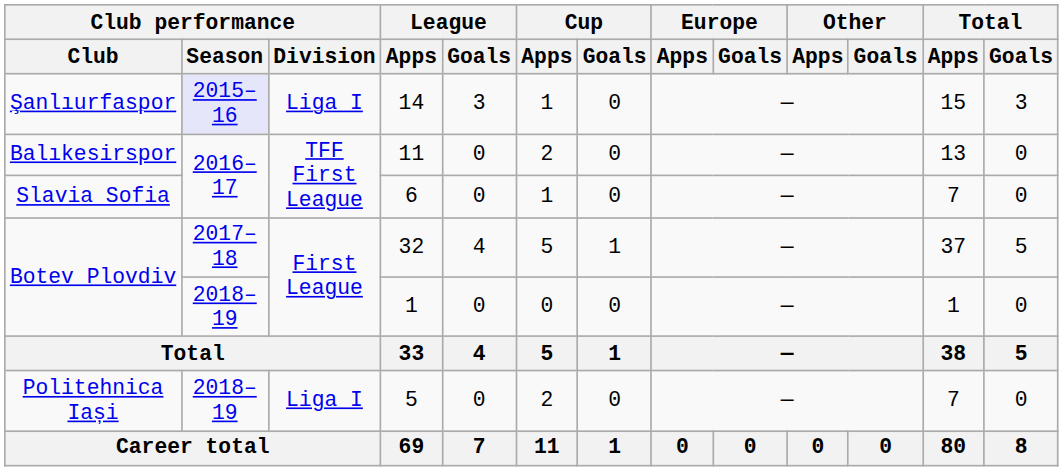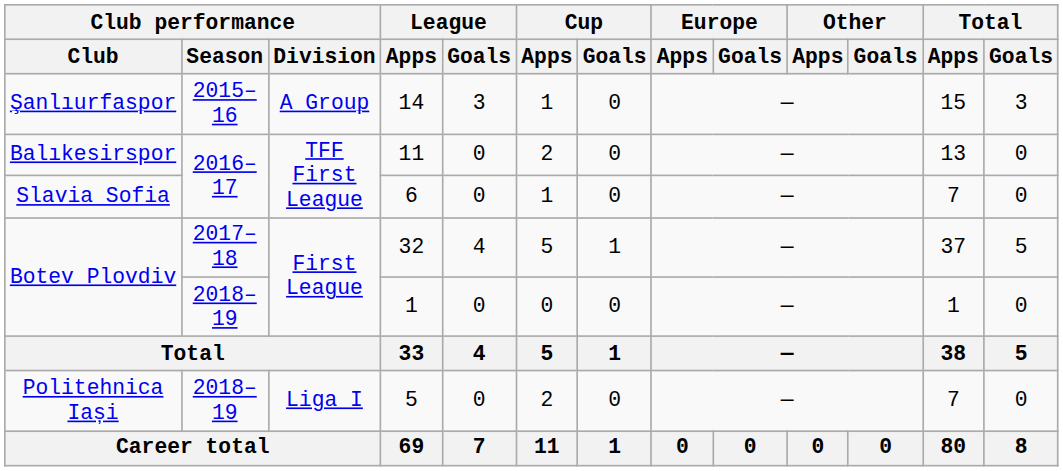(225, 104) lavender background -> (225, 104) no background
(324, 104) Liga I -> (324, 104) A Group
